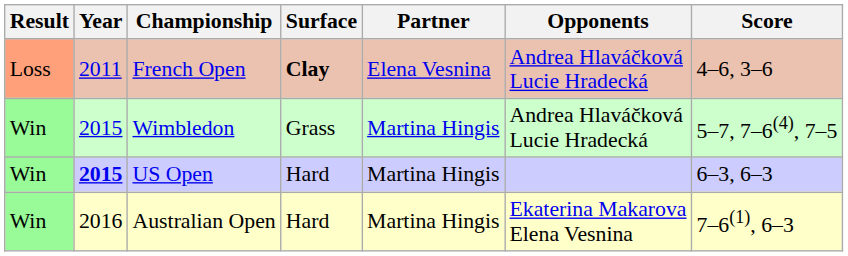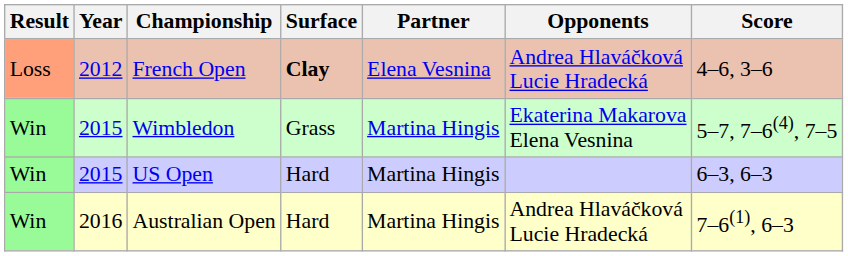(100, 68) 2011 -> (101, 68) 2012
(596, 127) Andrea Hlaváčková Lucie Hradecká -> (598, 127) Ekaterina Makarova Elena Vesnina
(101, 174) bold -> (101, 174) normal
(598, 220) Ekaterina Makarova Elena Vesnina -> (596, 220) Andrea Hlaváčková Lucie Hradecká
